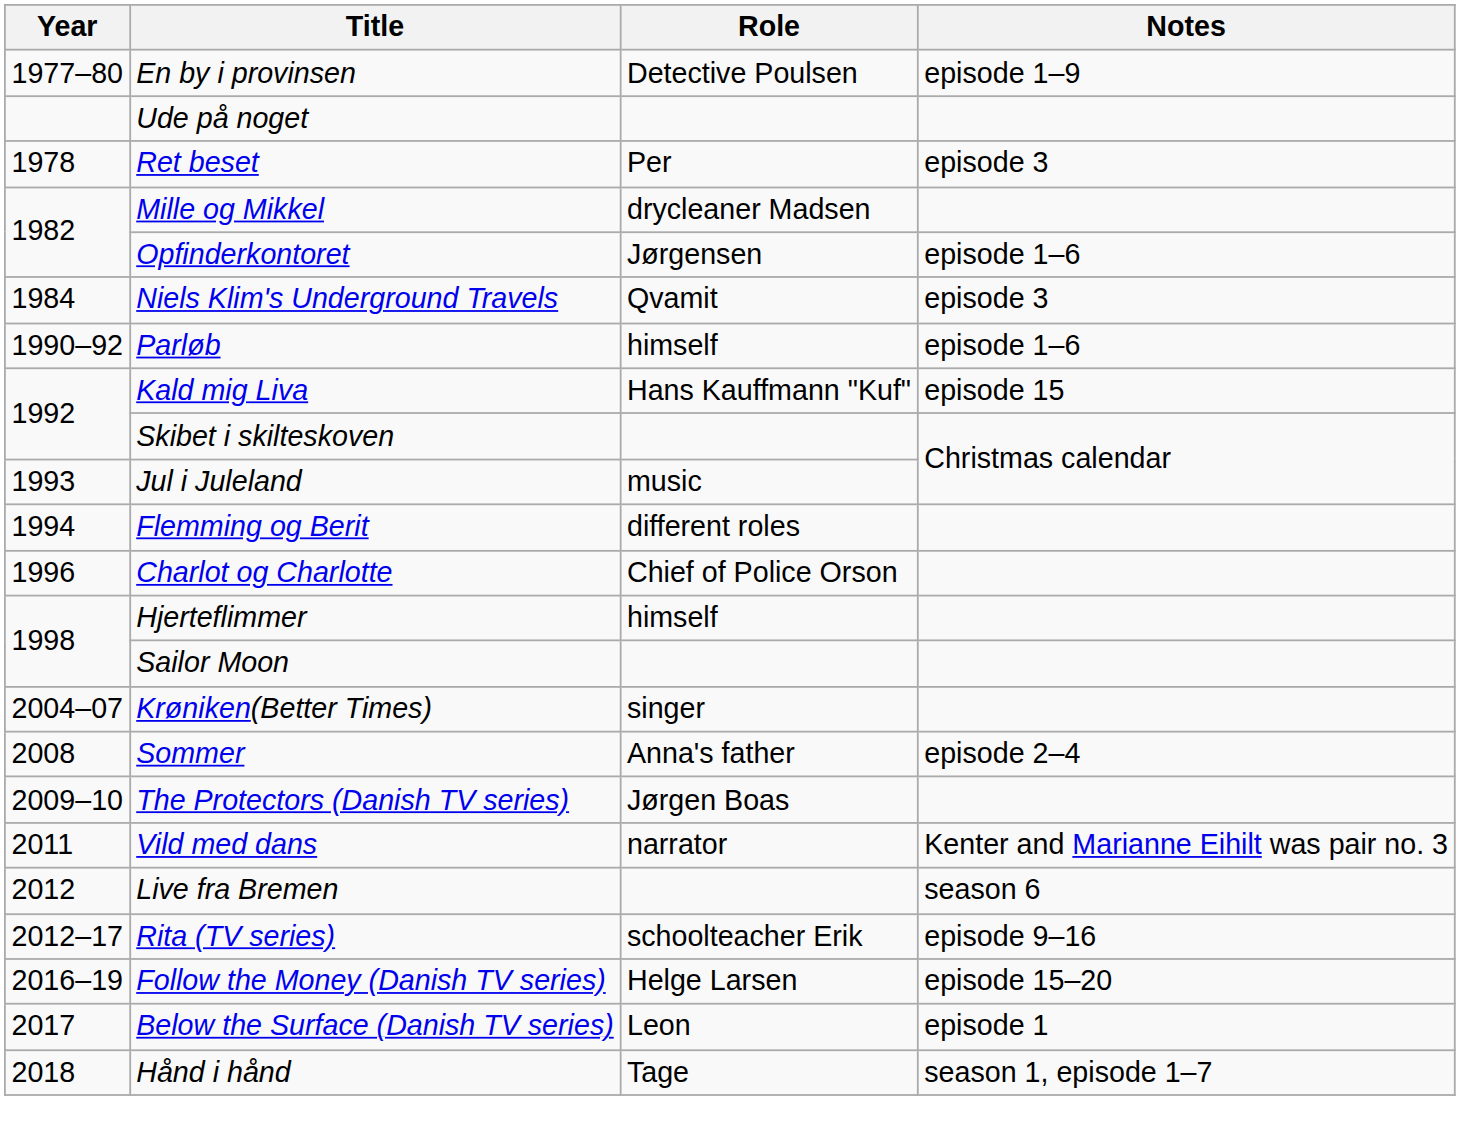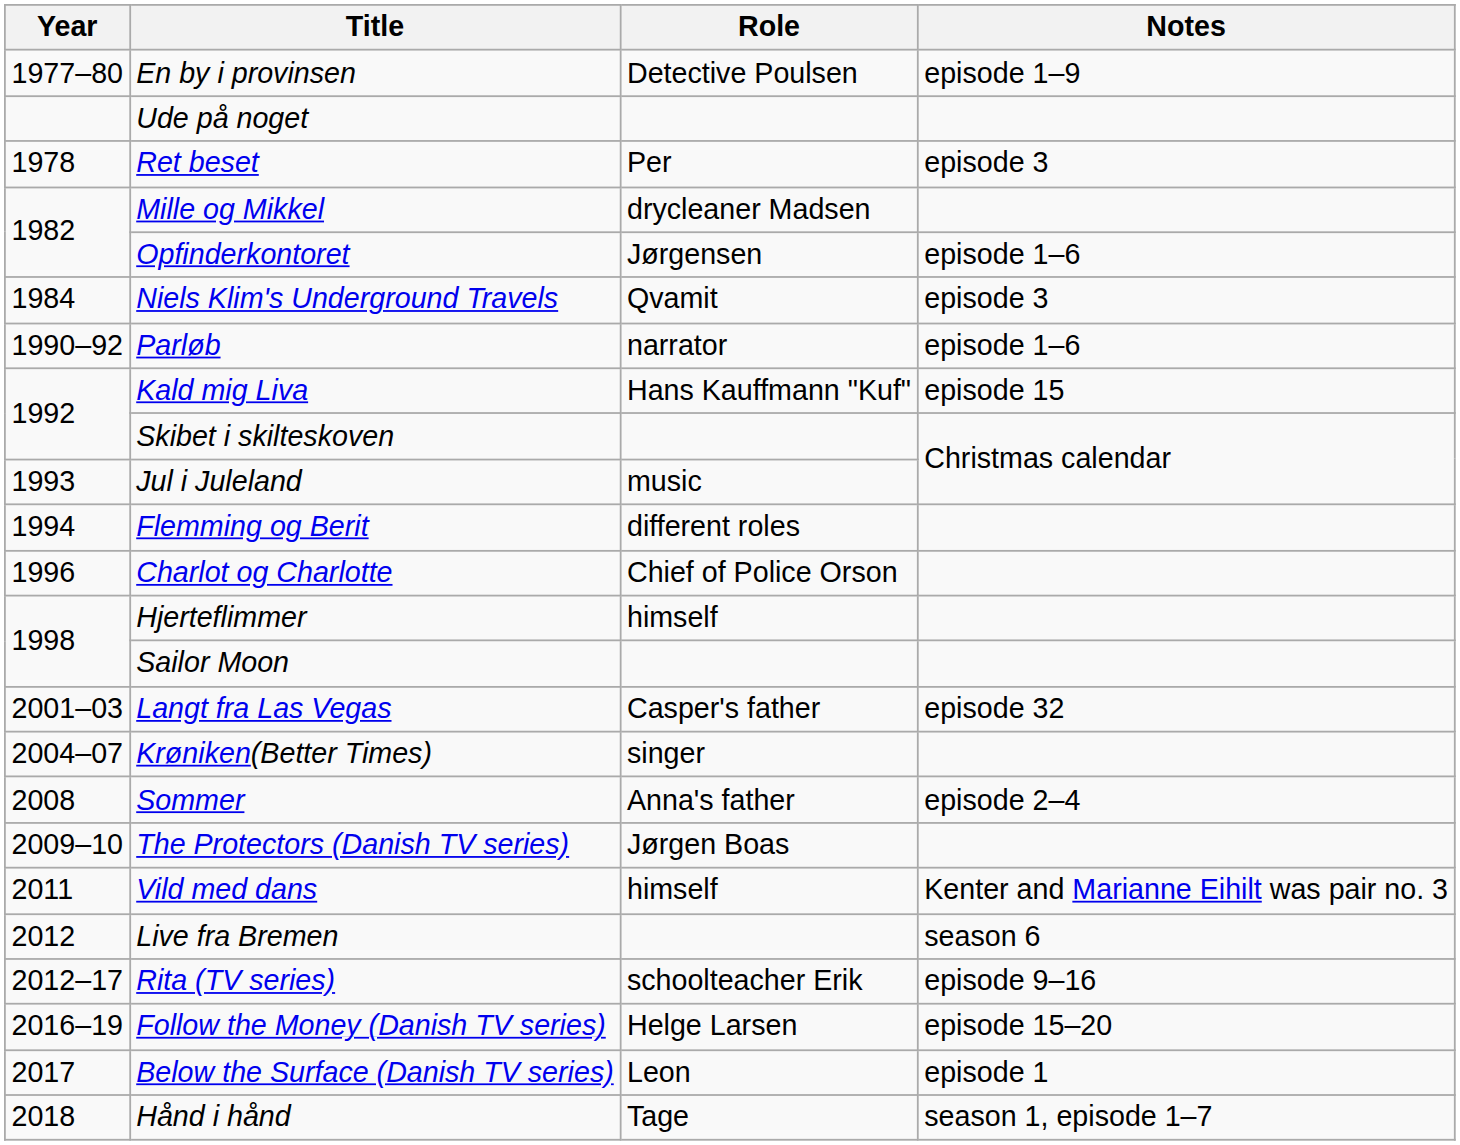(672, 345) himself -> (677, 345) narrator
+ row: (264, 708)
(677, 844) narrator -> (672, 890) himself
